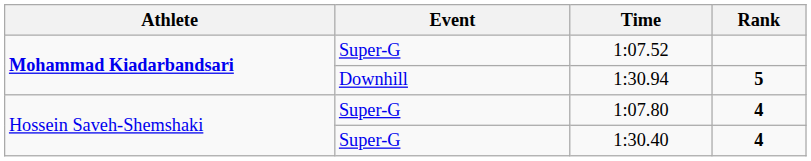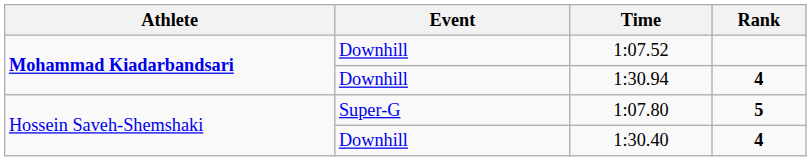(370, 50) Super-G -> (373, 50) Downhill
(759, 80) 5 -> (759, 80) 4
(759, 110) 4 -> (759, 110) 5
(370, 140) Super-G -> (373, 140) Downhill
